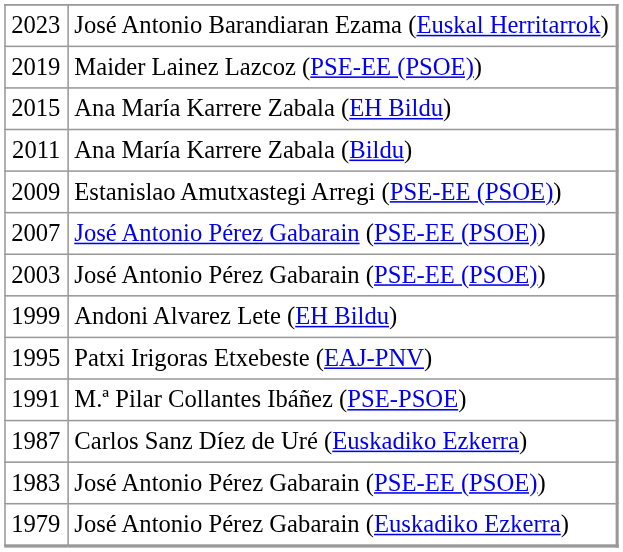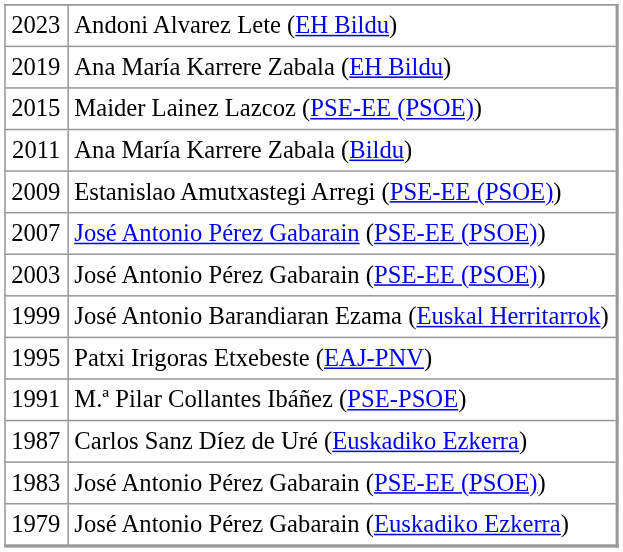(341, 25) José Antonio Barandiaran Ezama (Euskal Herritarrok) -> (236, 25) Andoni Alvarez Lete (EH Bildu)
(278, 66) Maider Lainez Lazcoz (PSE-EE (PSOE)) -> (263, 66) Ana María Karrere Zabala (EH Bildu)
(263, 108) Ana María Karrere Zabala (EH Bildu) -> (278, 108) Maider Lainez Lazcoz (PSE-EE (PSOE))
(236, 316) Andoni Alvarez Lete (EH Bildu) -> (341, 316) José Antonio Barandiaran Ezama (Euskal Herritarrok)
